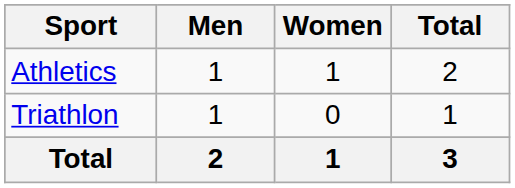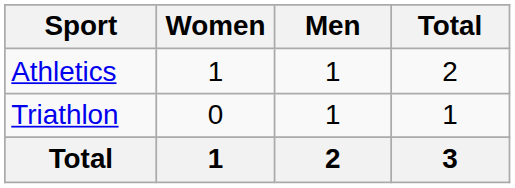columns swapped: (216, 26) <-> (333, 26)
